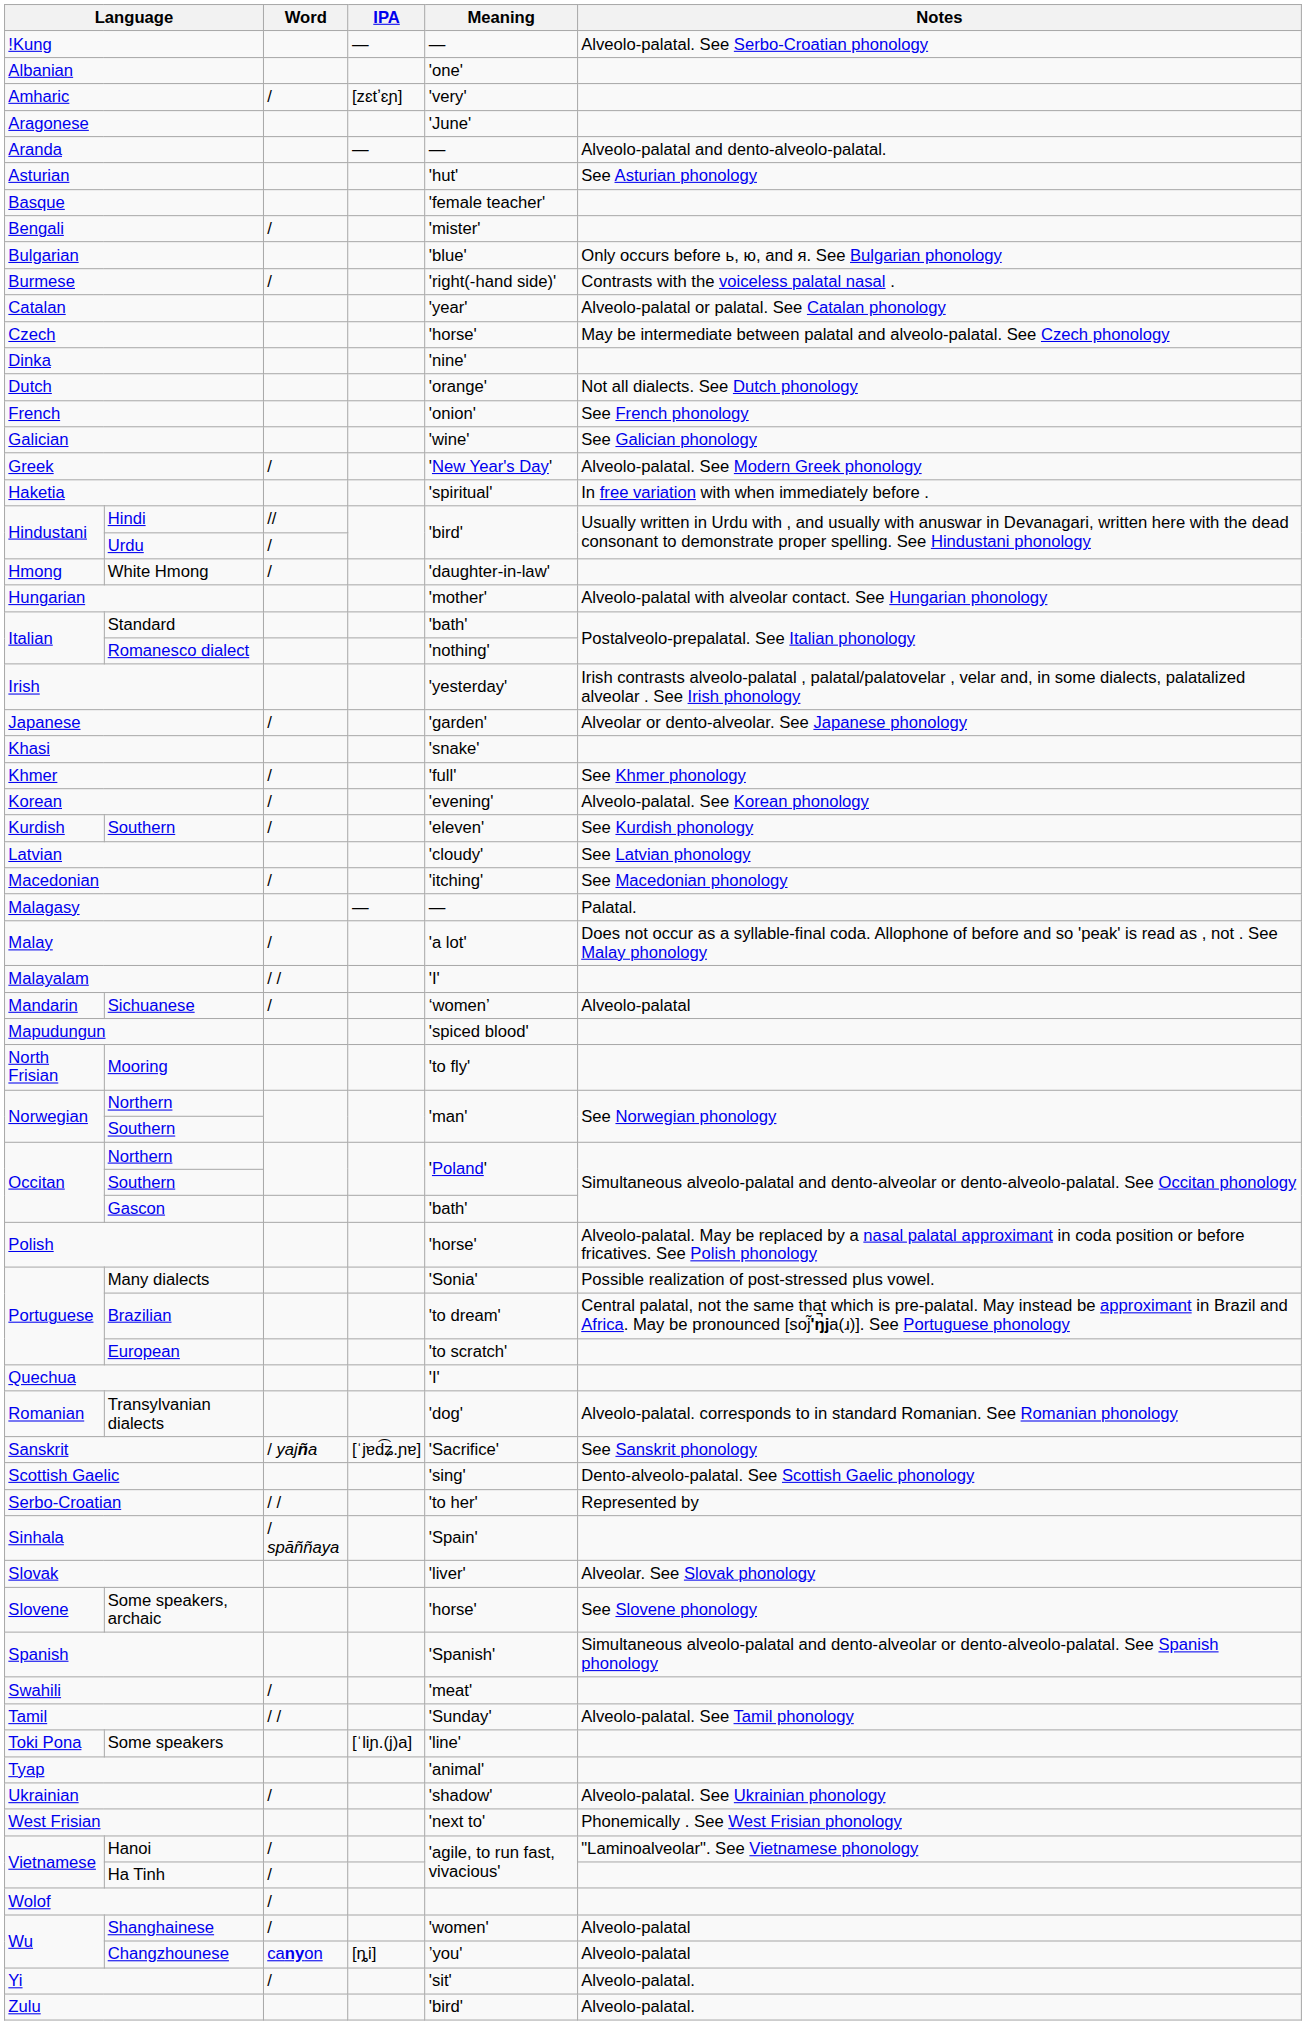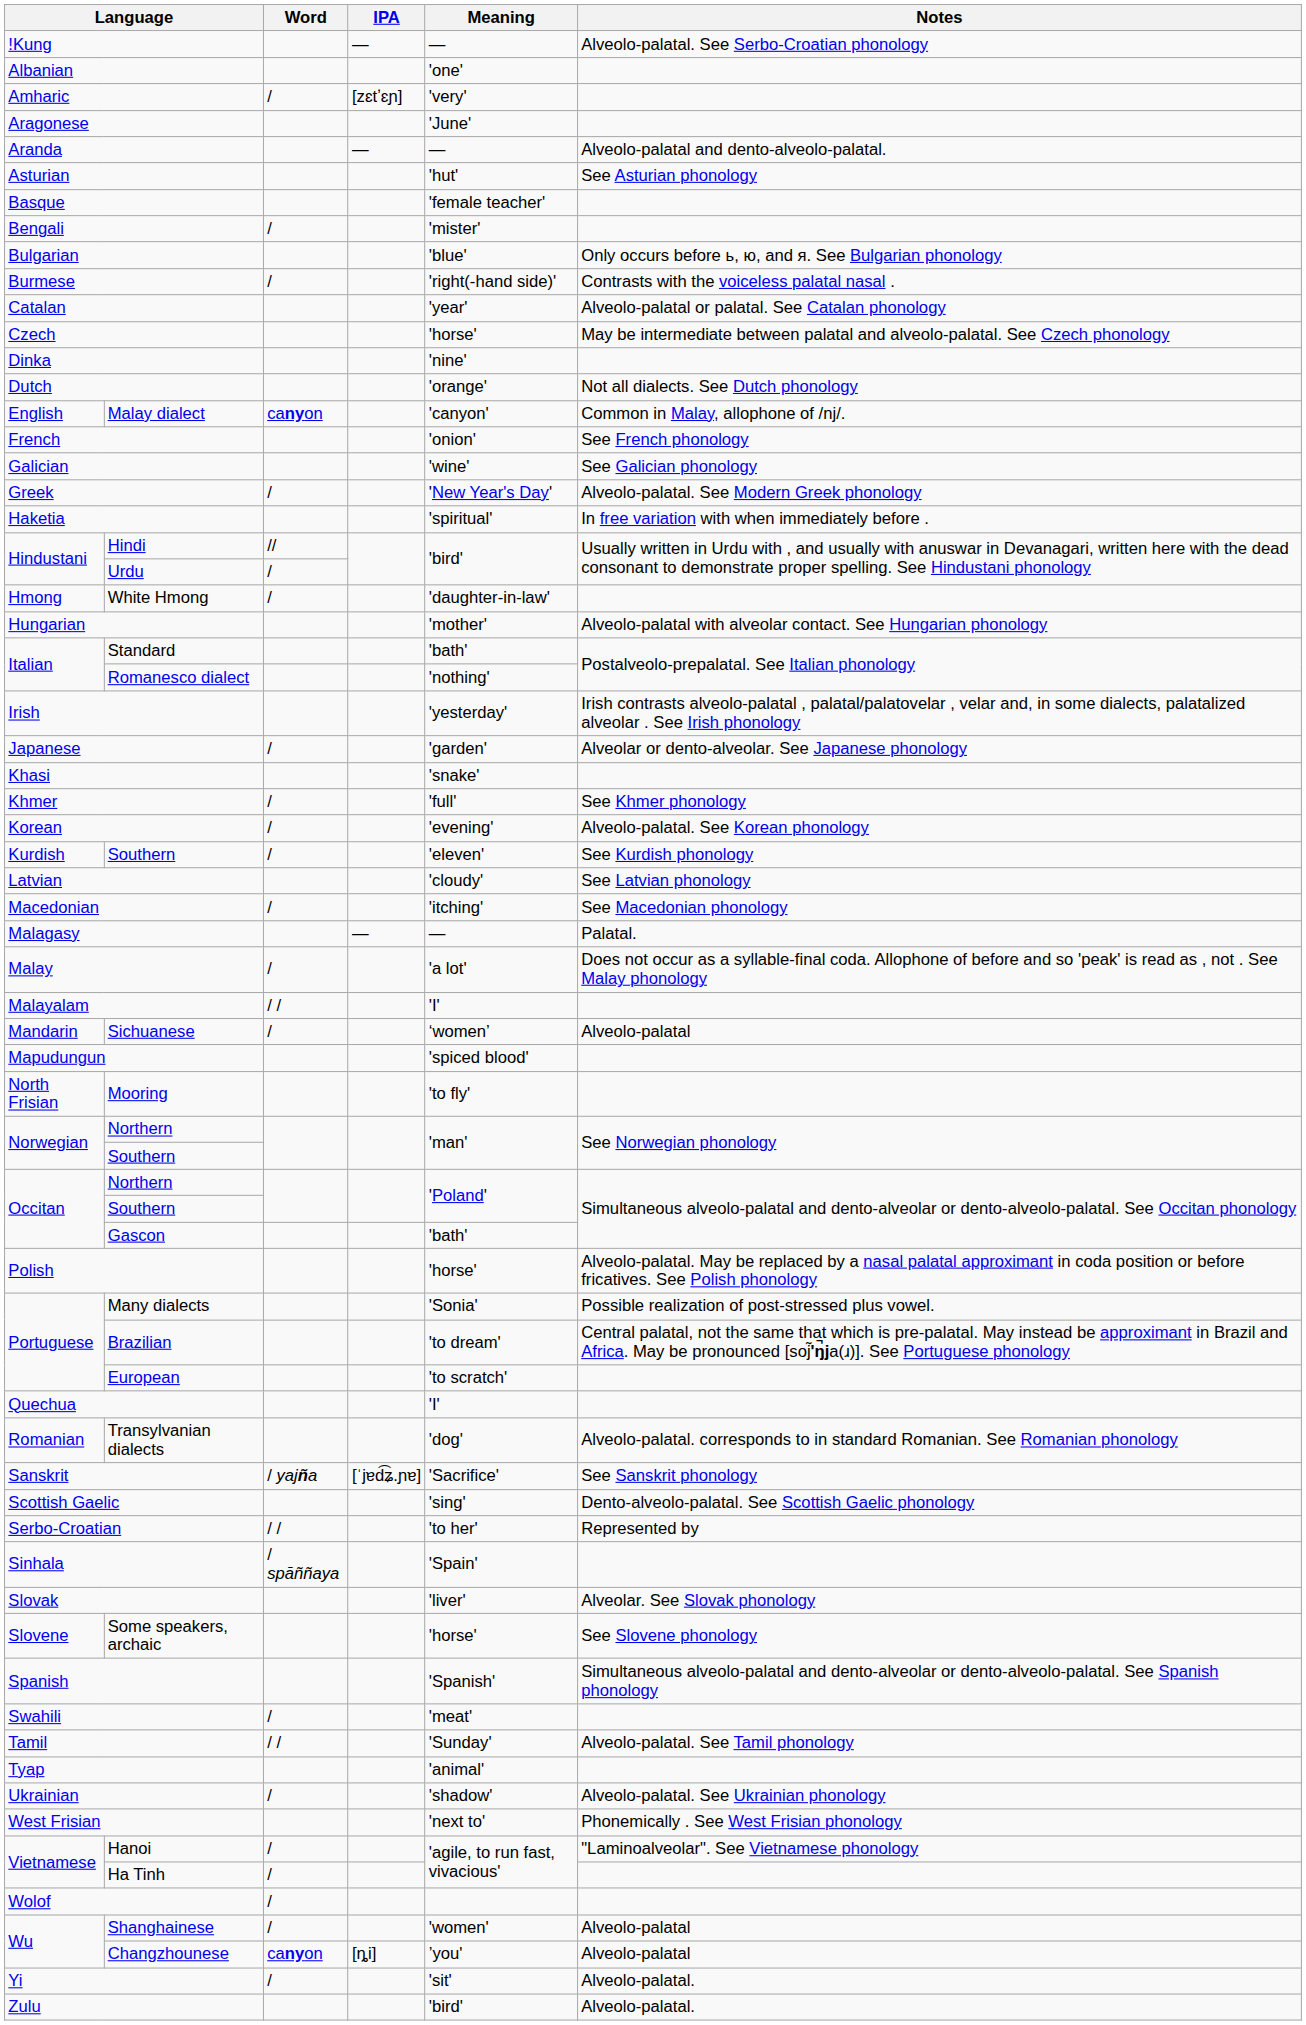+ row: (36, 413)
- row: (45, 1743)
